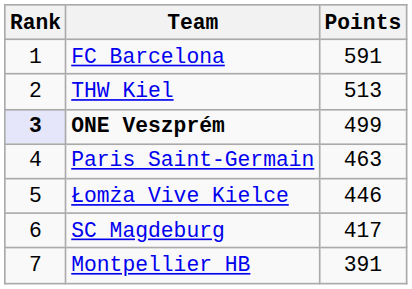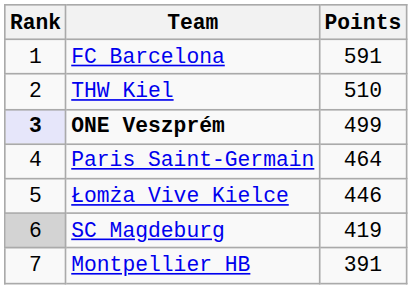(363, 92) 513 -> (363, 92) 510
(363, 161) 463 -> (363, 161) 464
(35, 231) no background -> (35, 231) lightgrey background
(363, 231) 417 -> (363, 231) 419
